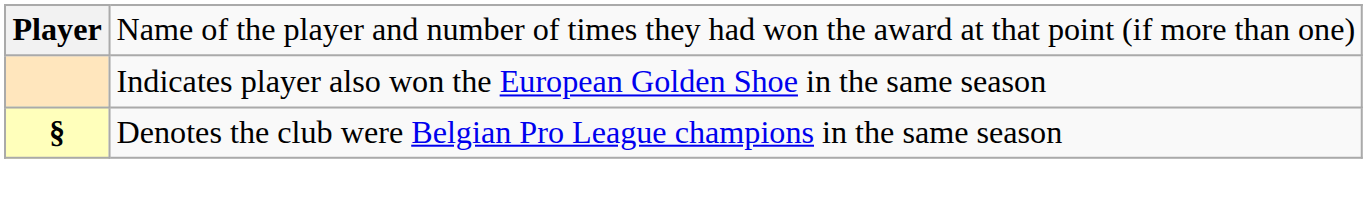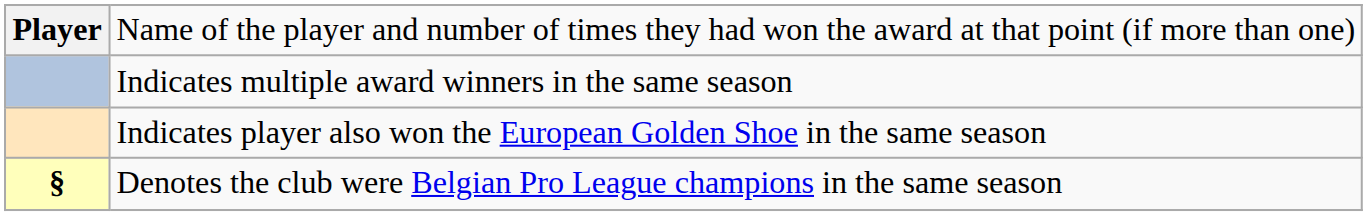+ row: (455, 81)
